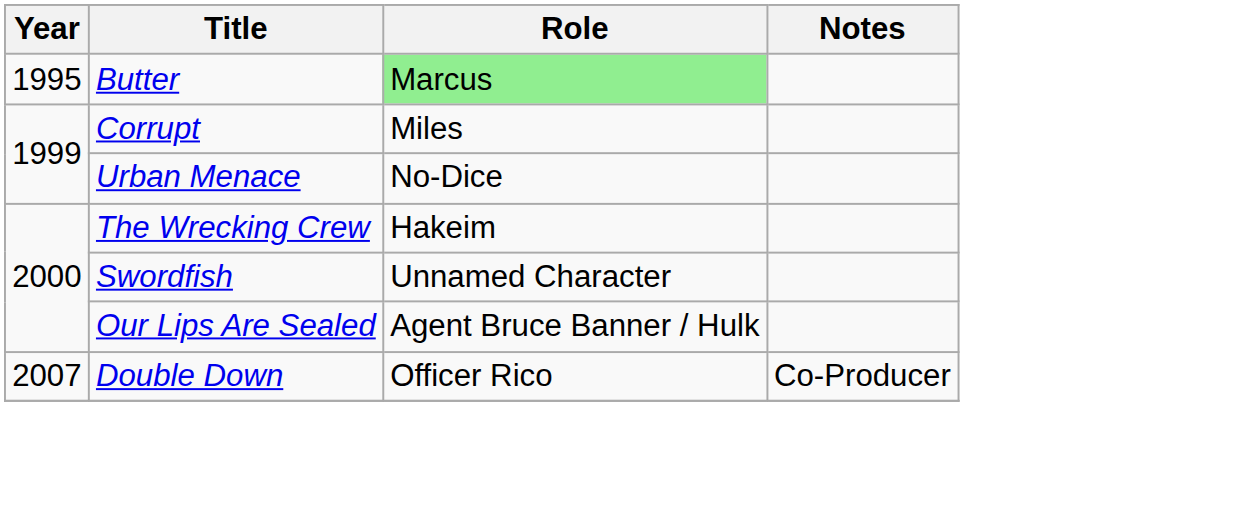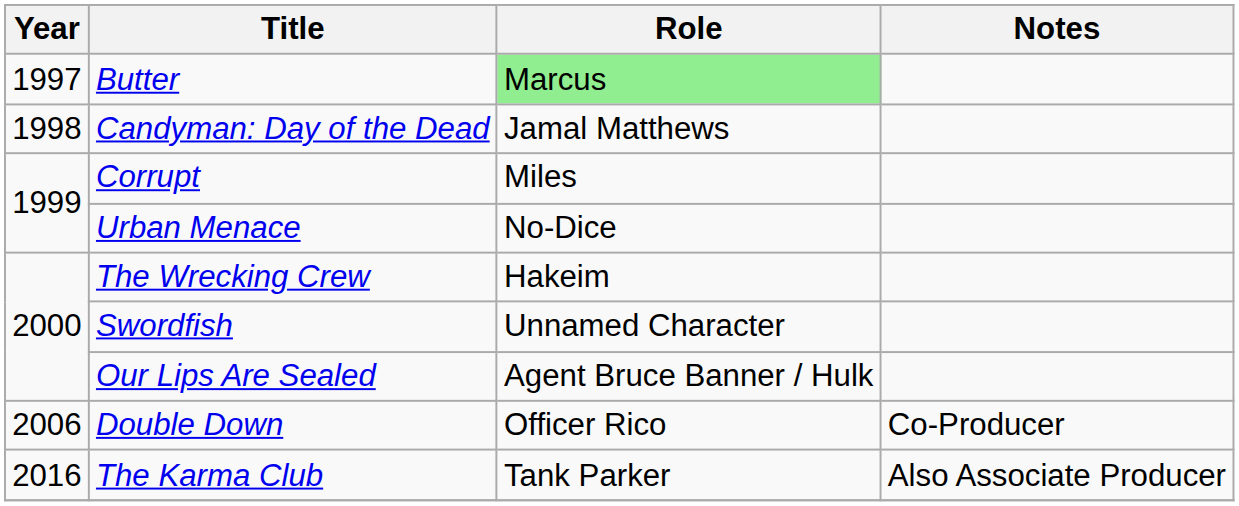(47, 78) 1995 -> (47, 78) 1997
+ row: (293, 128)
(47, 375) 2007 -> (47, 425) 2006
+ row: (210, 474)
